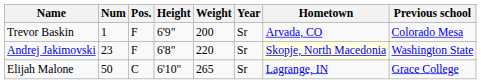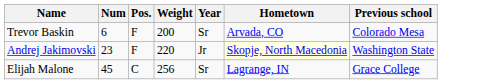- column: (174, 13)
(104, 32) 1 -> (104, 32) 6
(242, 50) Sr -> (202, 50) Jr
(107, 69) 50 -> (107, 69) 45
(205, 69) 265 -> (166, 69) 256
